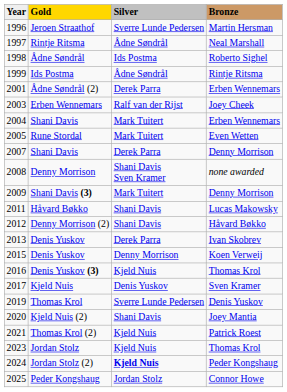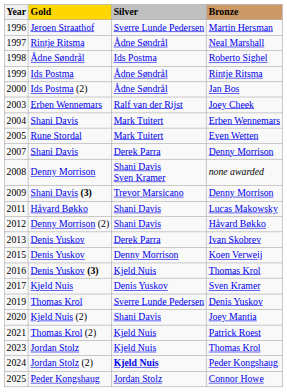+ row: (16, 89)
- row: (16, 89)
(138, 193) Mark Tuitert -> (149, 193) Trevor Marsicano
